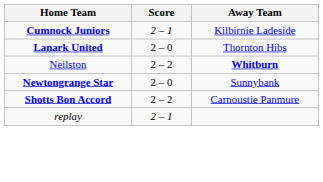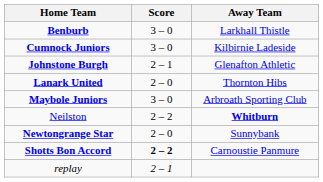+ row: (68, 30)
(161, 30) 2 – 1 -> (161, 47) 3 – 0
+ row: (68, 64)
+ row: (68, 99)
(161, 99) normal -> (161, 151) bold
